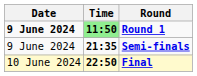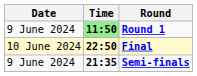(41, 30) bold -> (41, 30) normal
rows swapped: (156, 46) <-> (137, 63)
